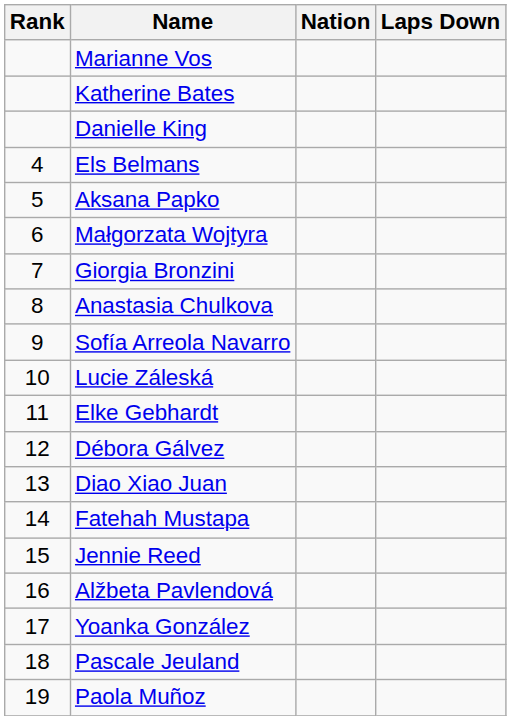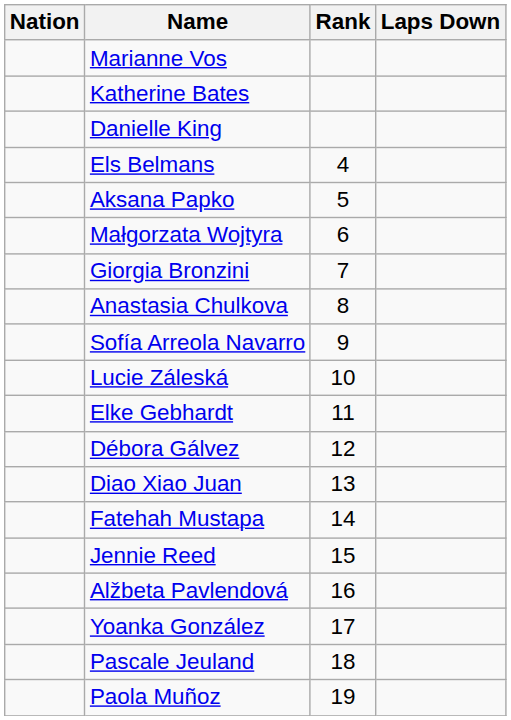columns swapped: (37, 22) <-> (336, 22)
